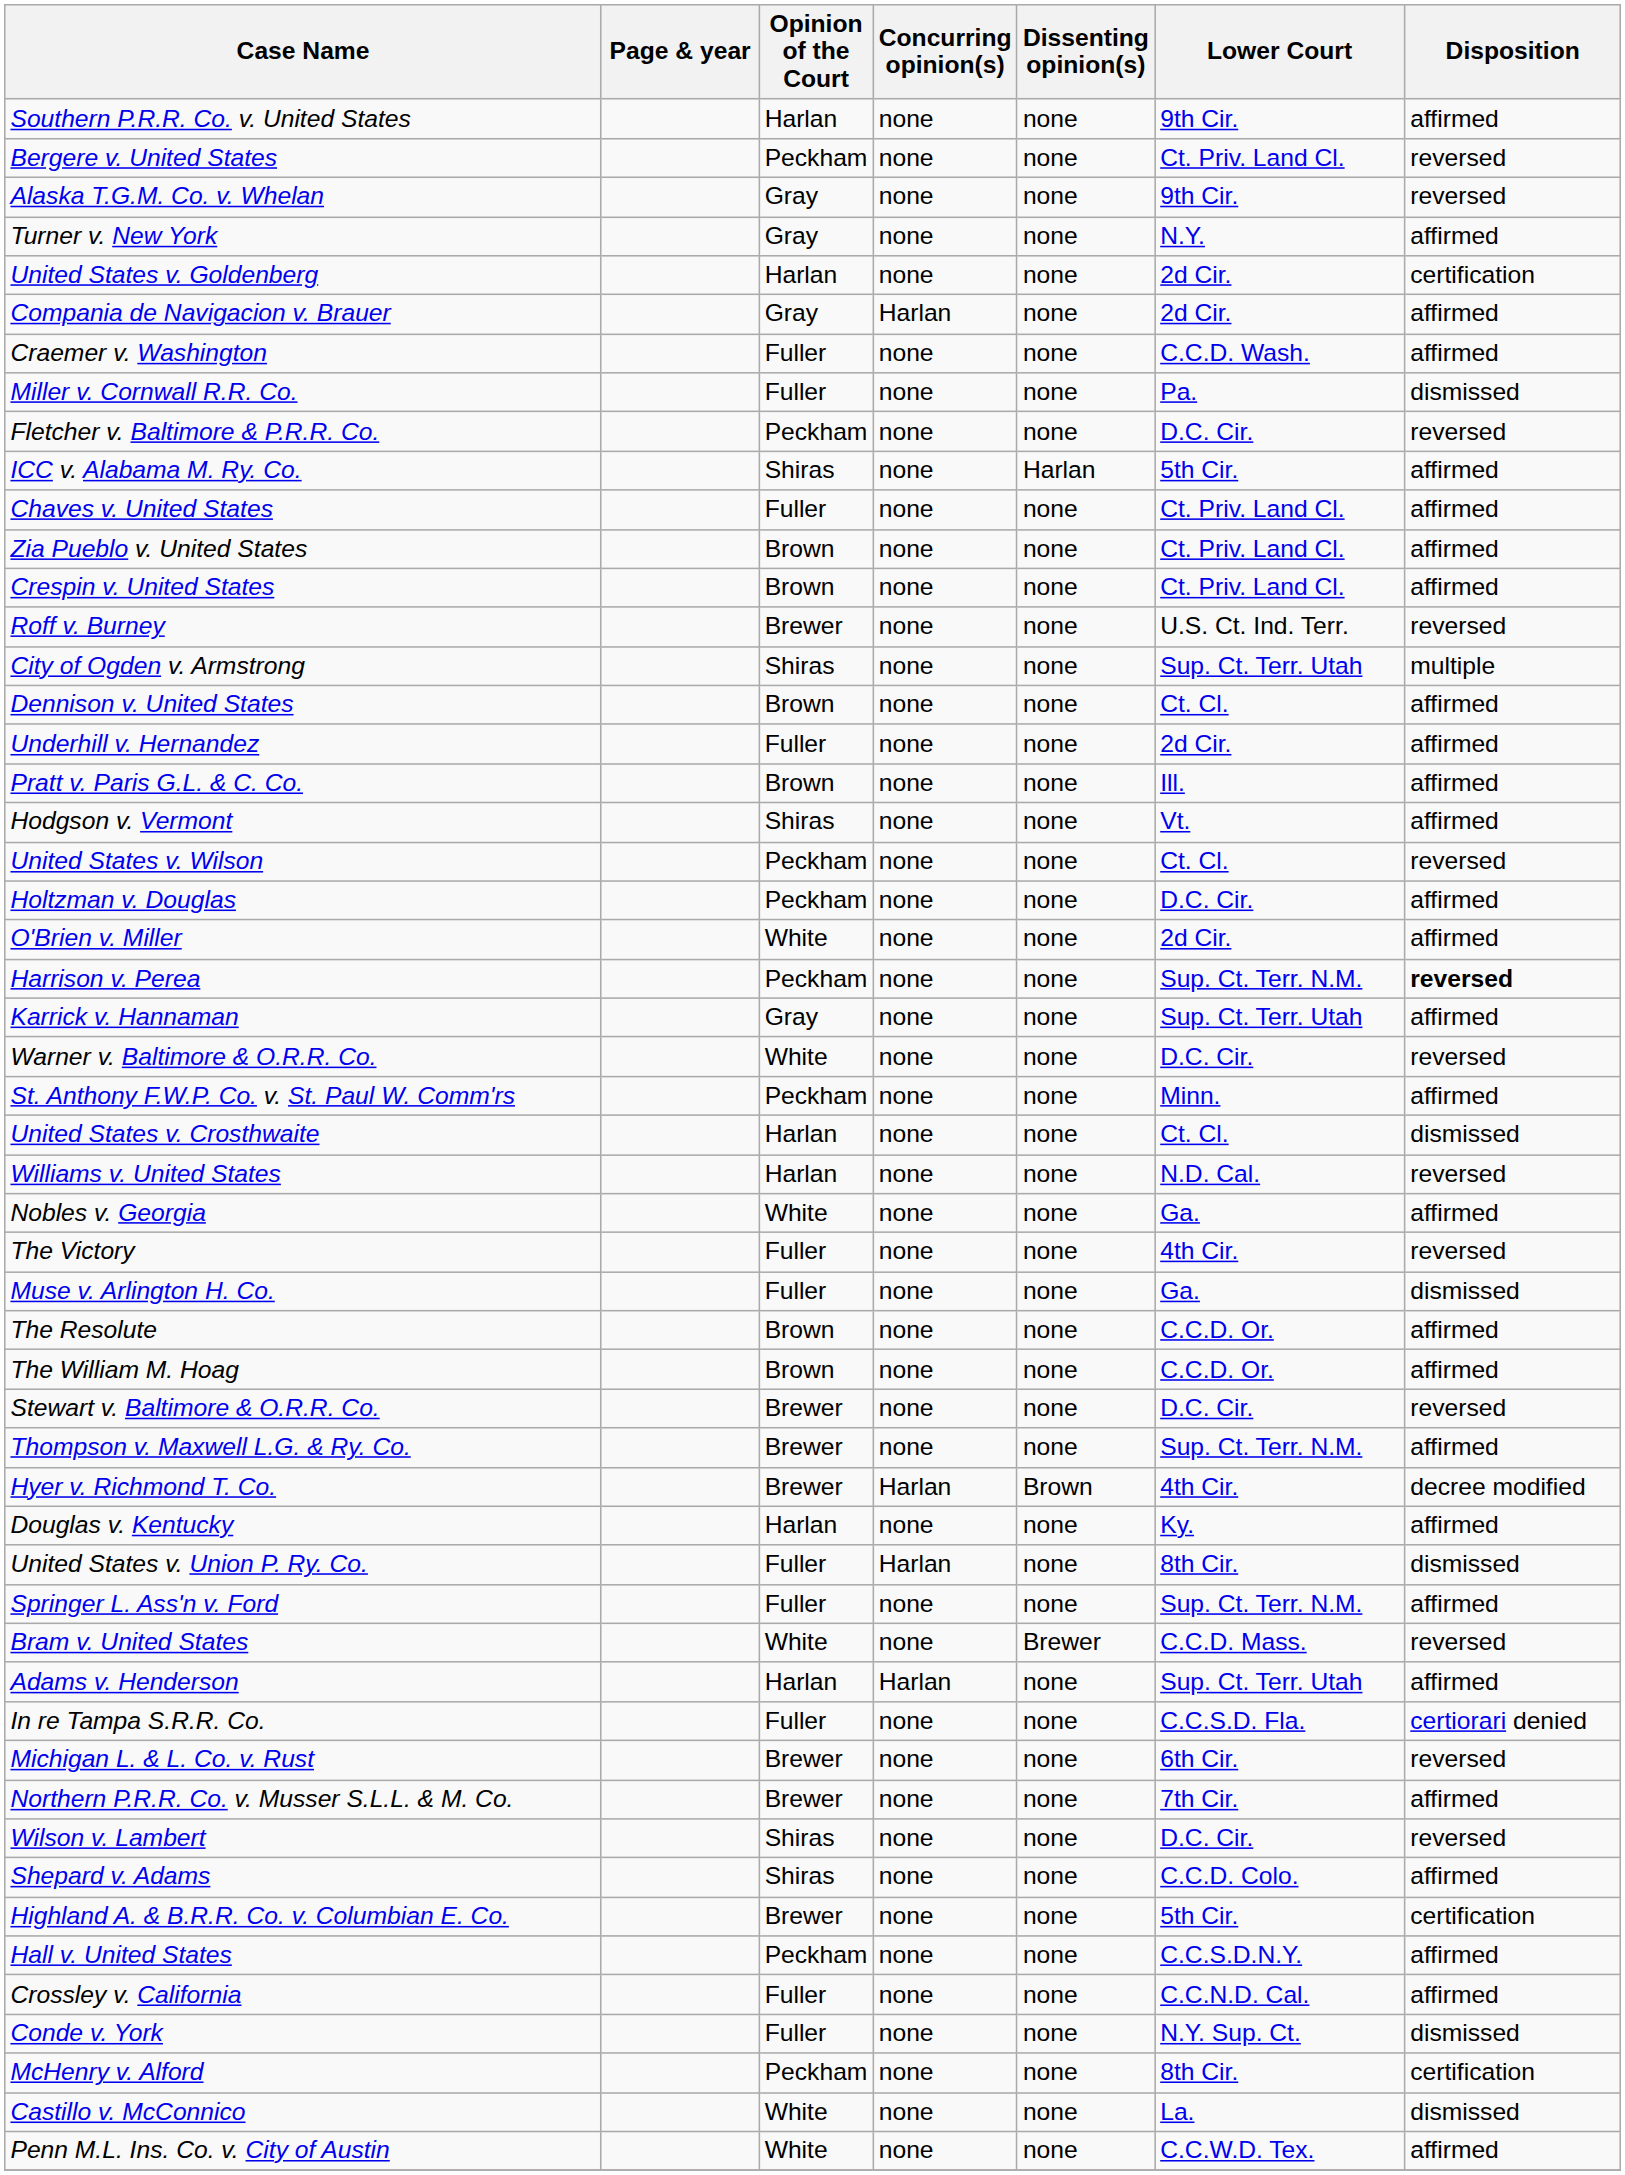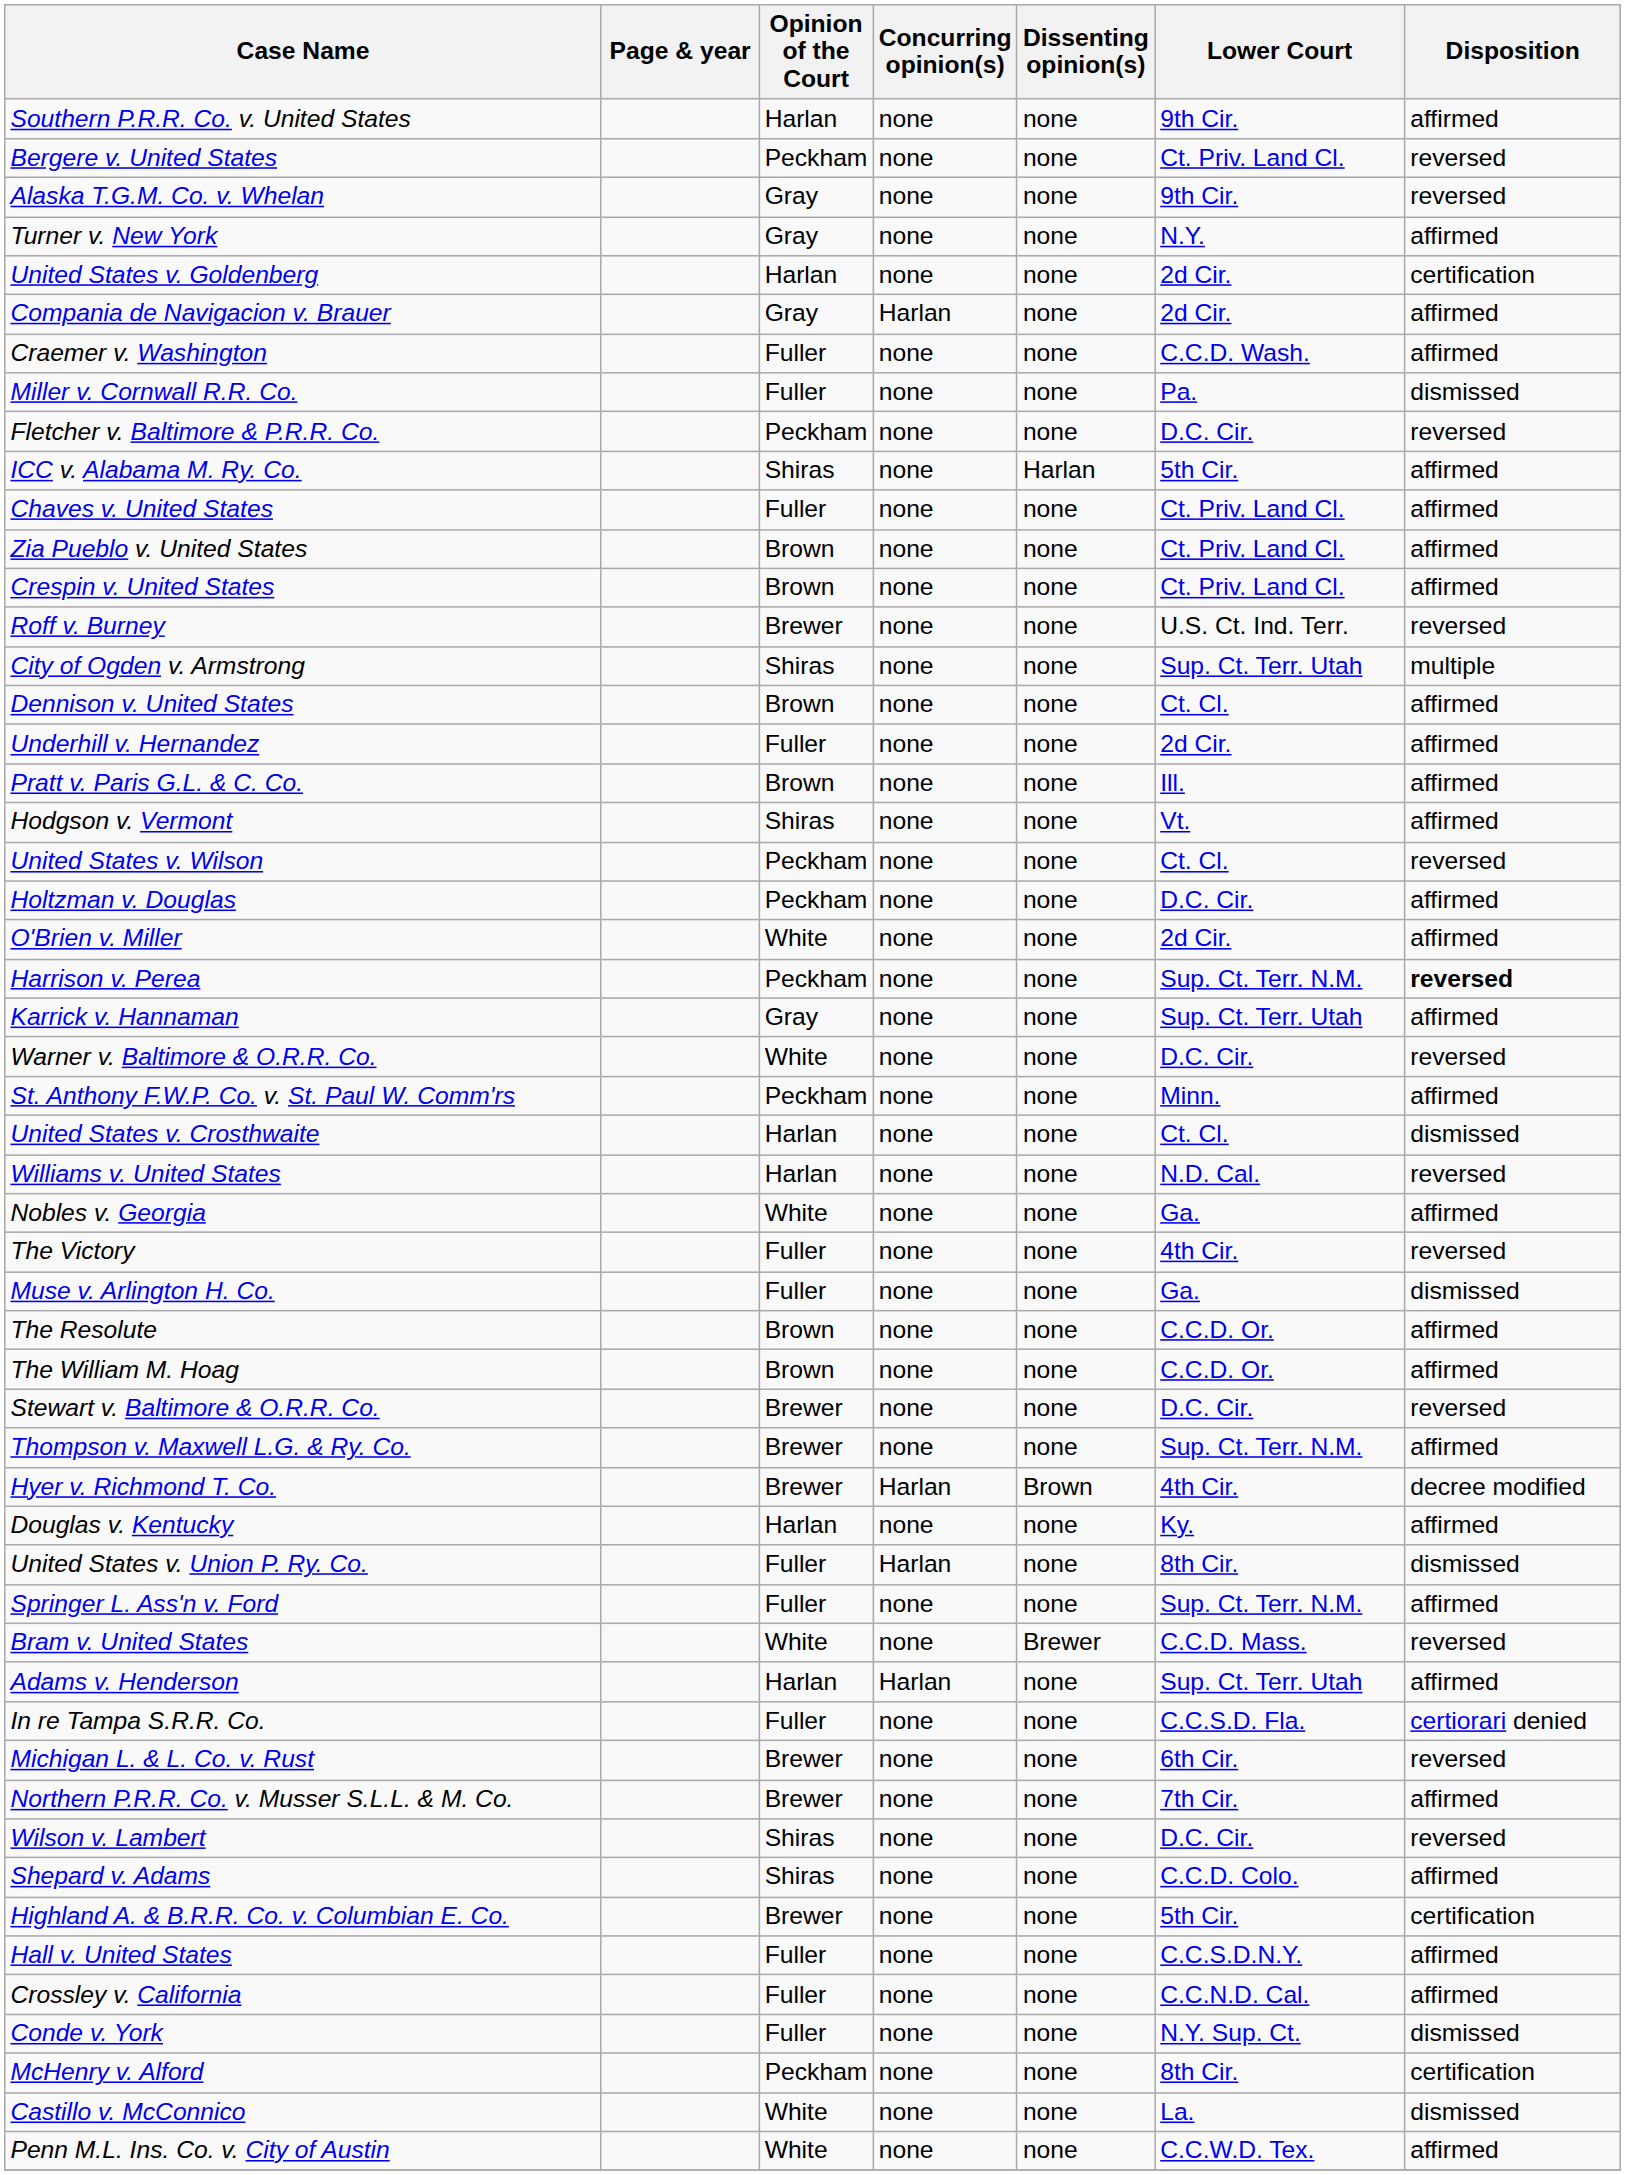(816, 1955) Peckham -> (795, 1955) Fuller
